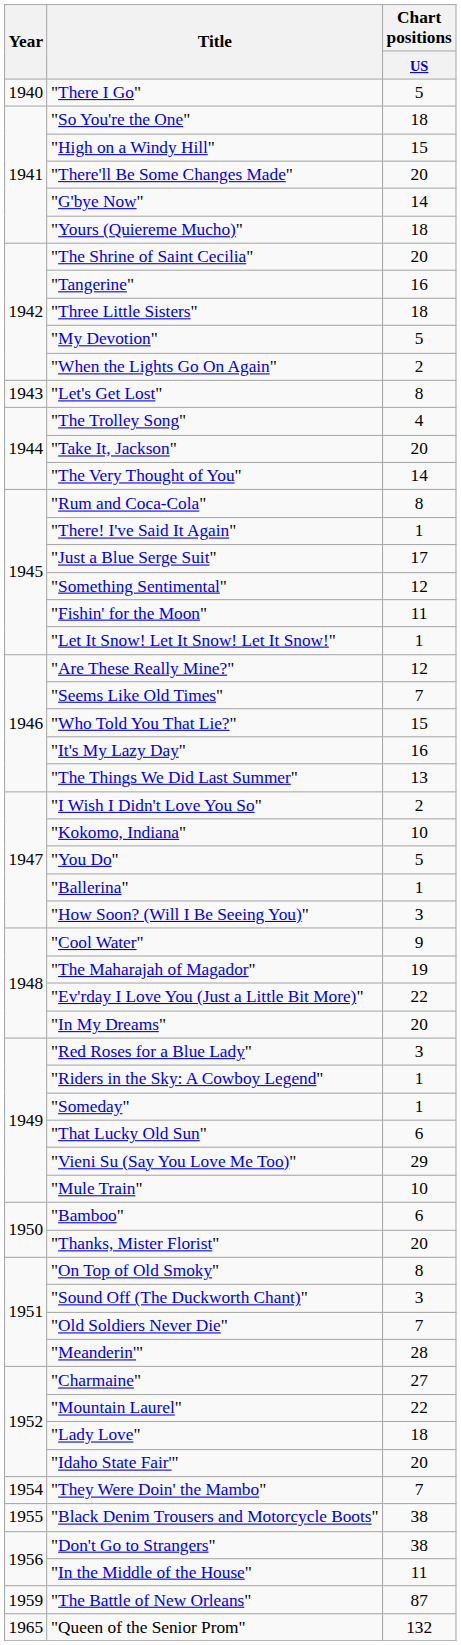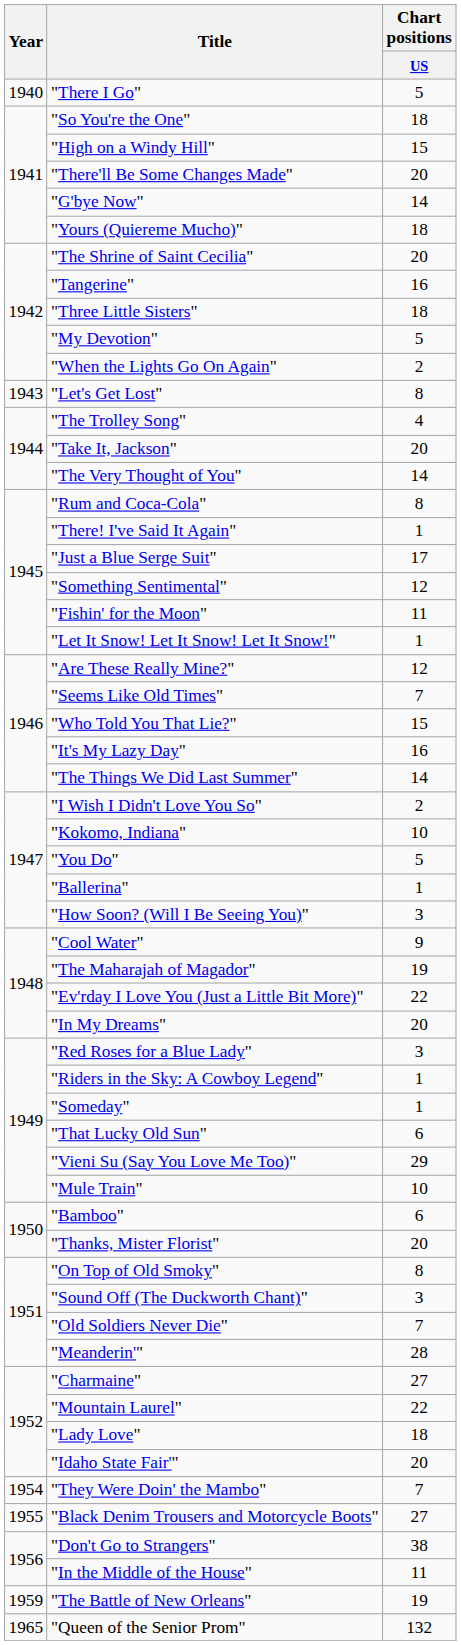(419, 777) 13 -> (419, 777) 14
(419, 1517) 38 -> (419, 1517) 27
(419, 1599) 87 -> (419, 1599) 19
